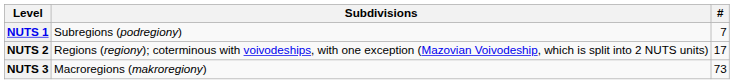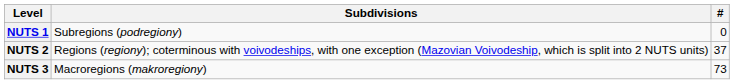(724, 32) 7 -> (724, 32) 0
(720, 50) 17 -> (720, 50) 37
